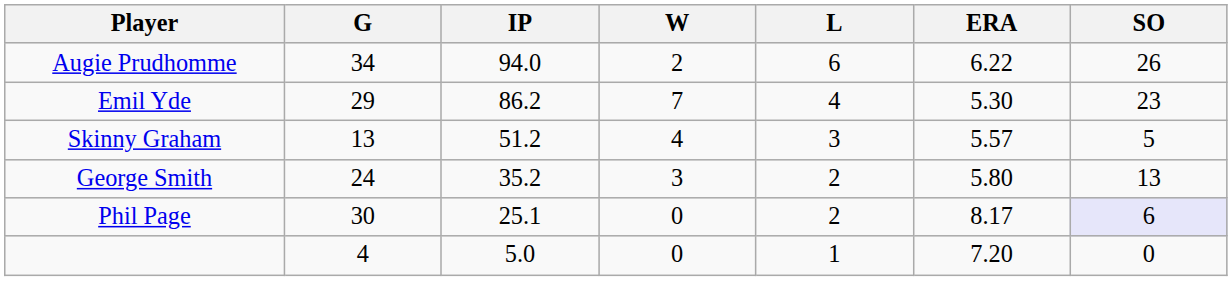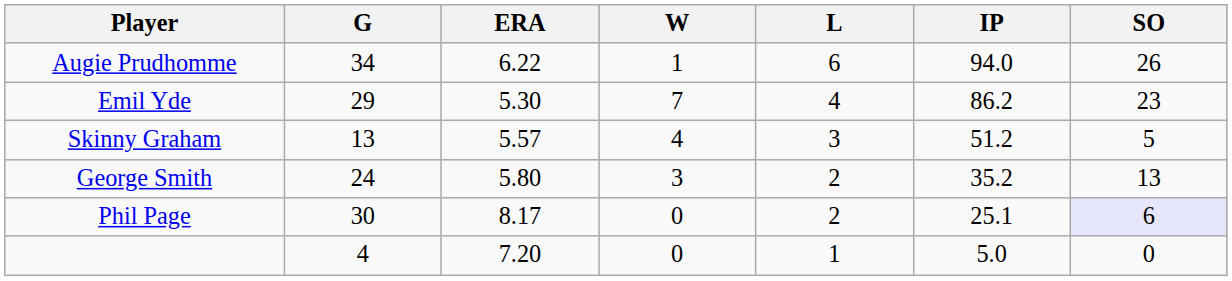columns swapped: (520, 23) <-> (992, 23)
(677, 62) 2 -> (677, 62) 1
